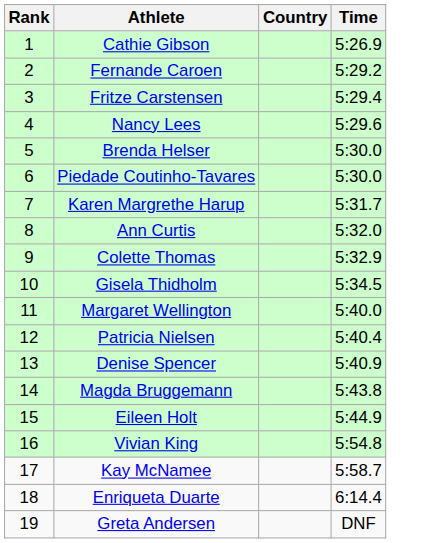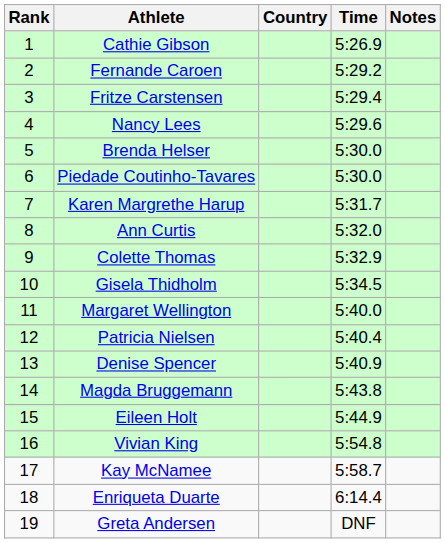+ column: (413, 17)
